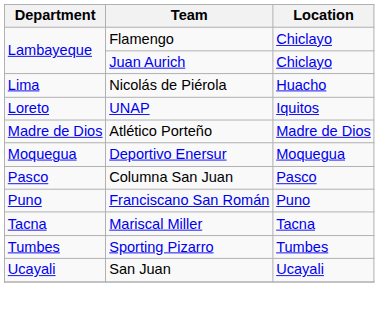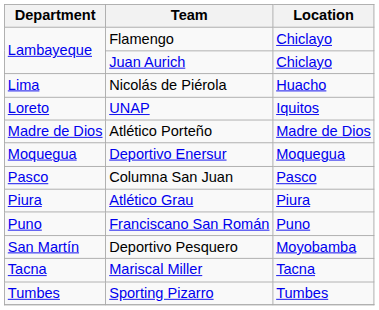+ row: (151, 200)
+ row: (174, 246)
- row: (140, 270)
